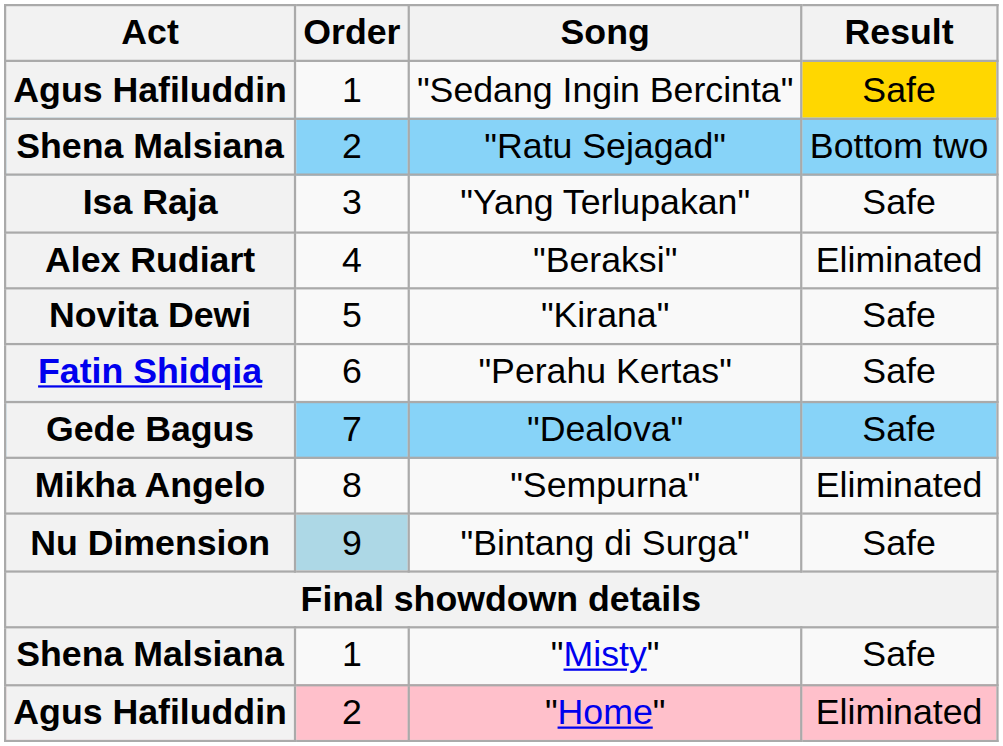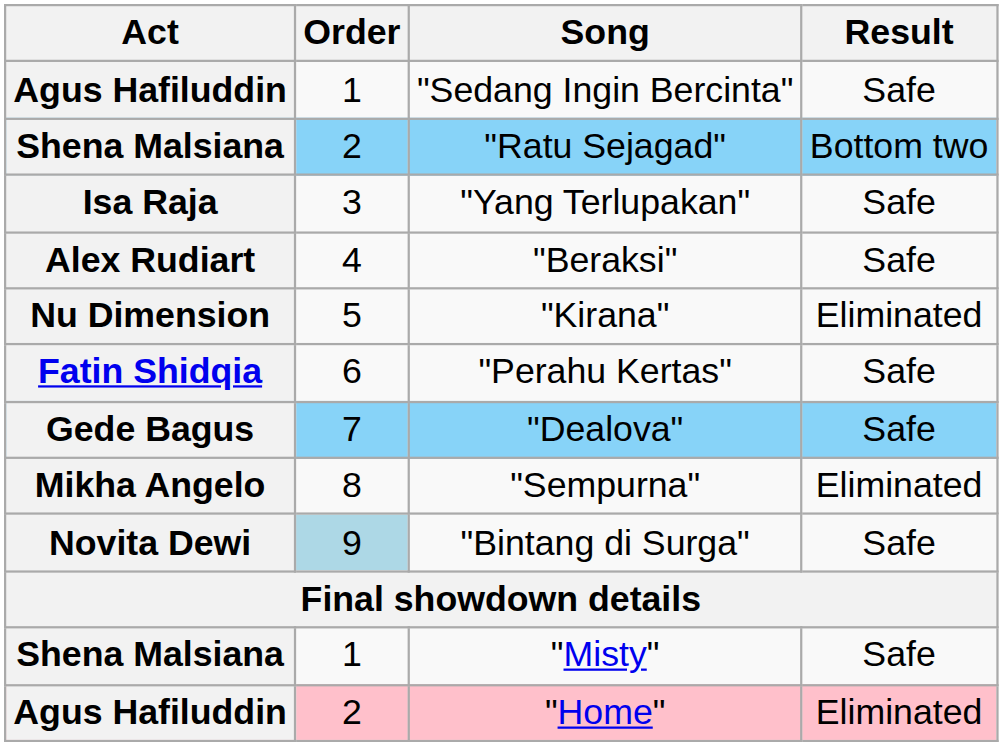(899, 89) gold background -> (899, 89) no background
(899, 259) Eliminated -> (899, 259) Safe
(150, 315) Novita Dewi -> (150, 315) Nu Dimension
(899, 315) Safe -> (899, 315) Eliminated
(150, 542) Nu Dimension -> (150, 542) Novita Dewi
